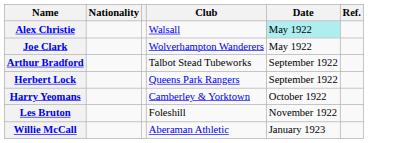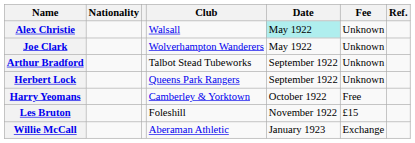+ column: (363, 12)
